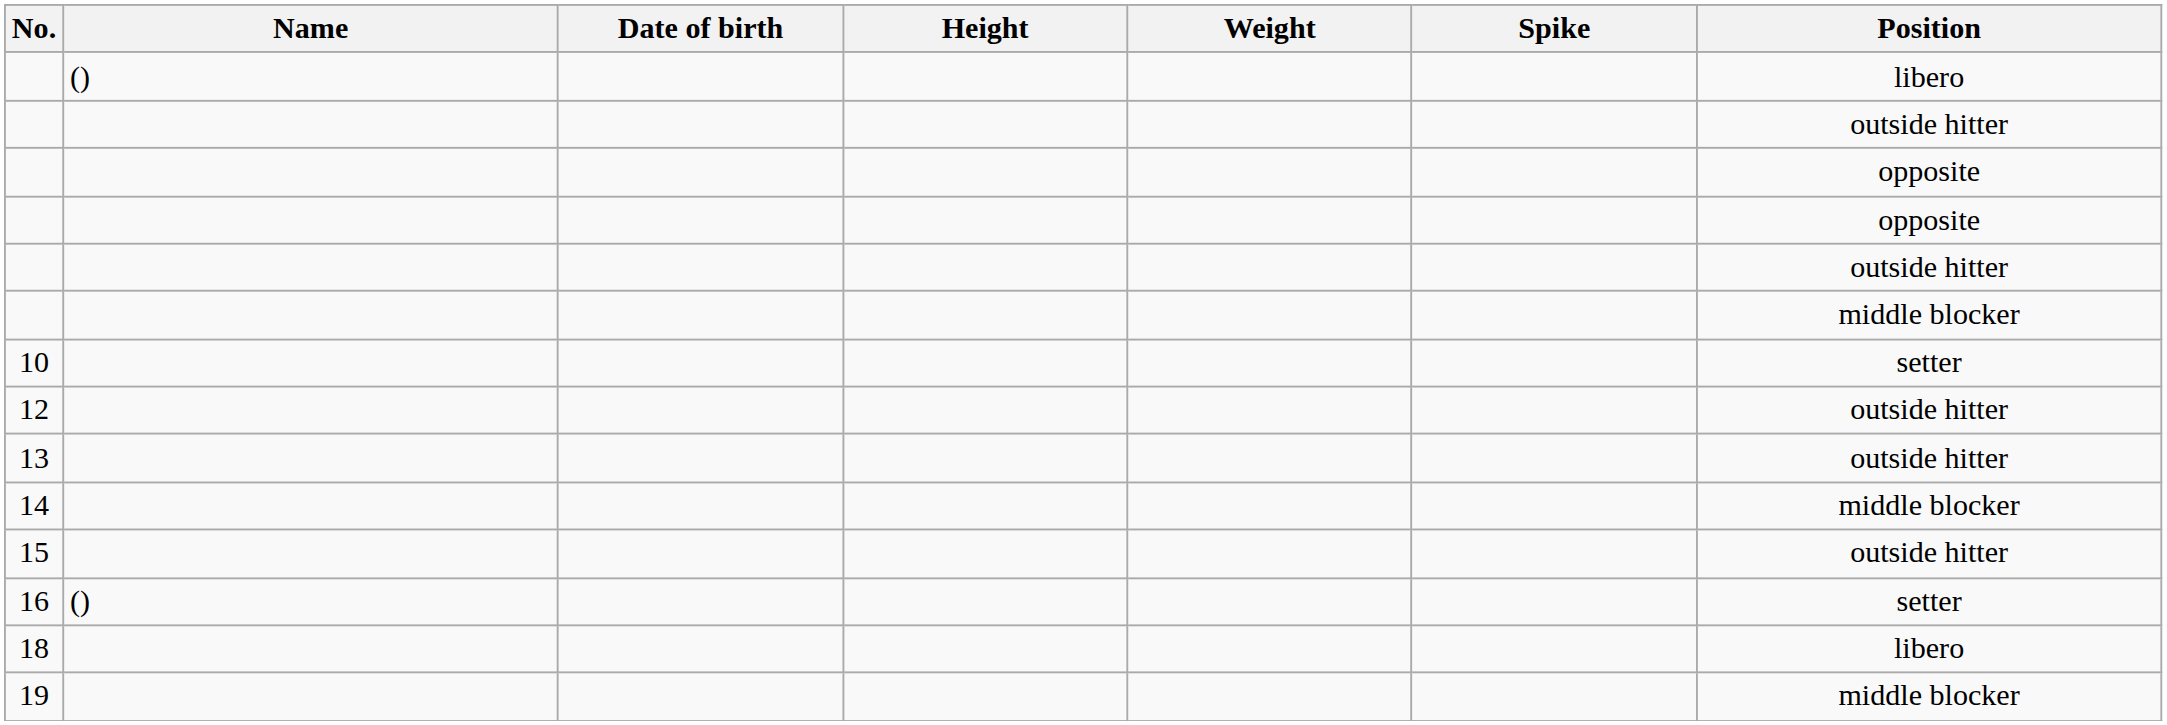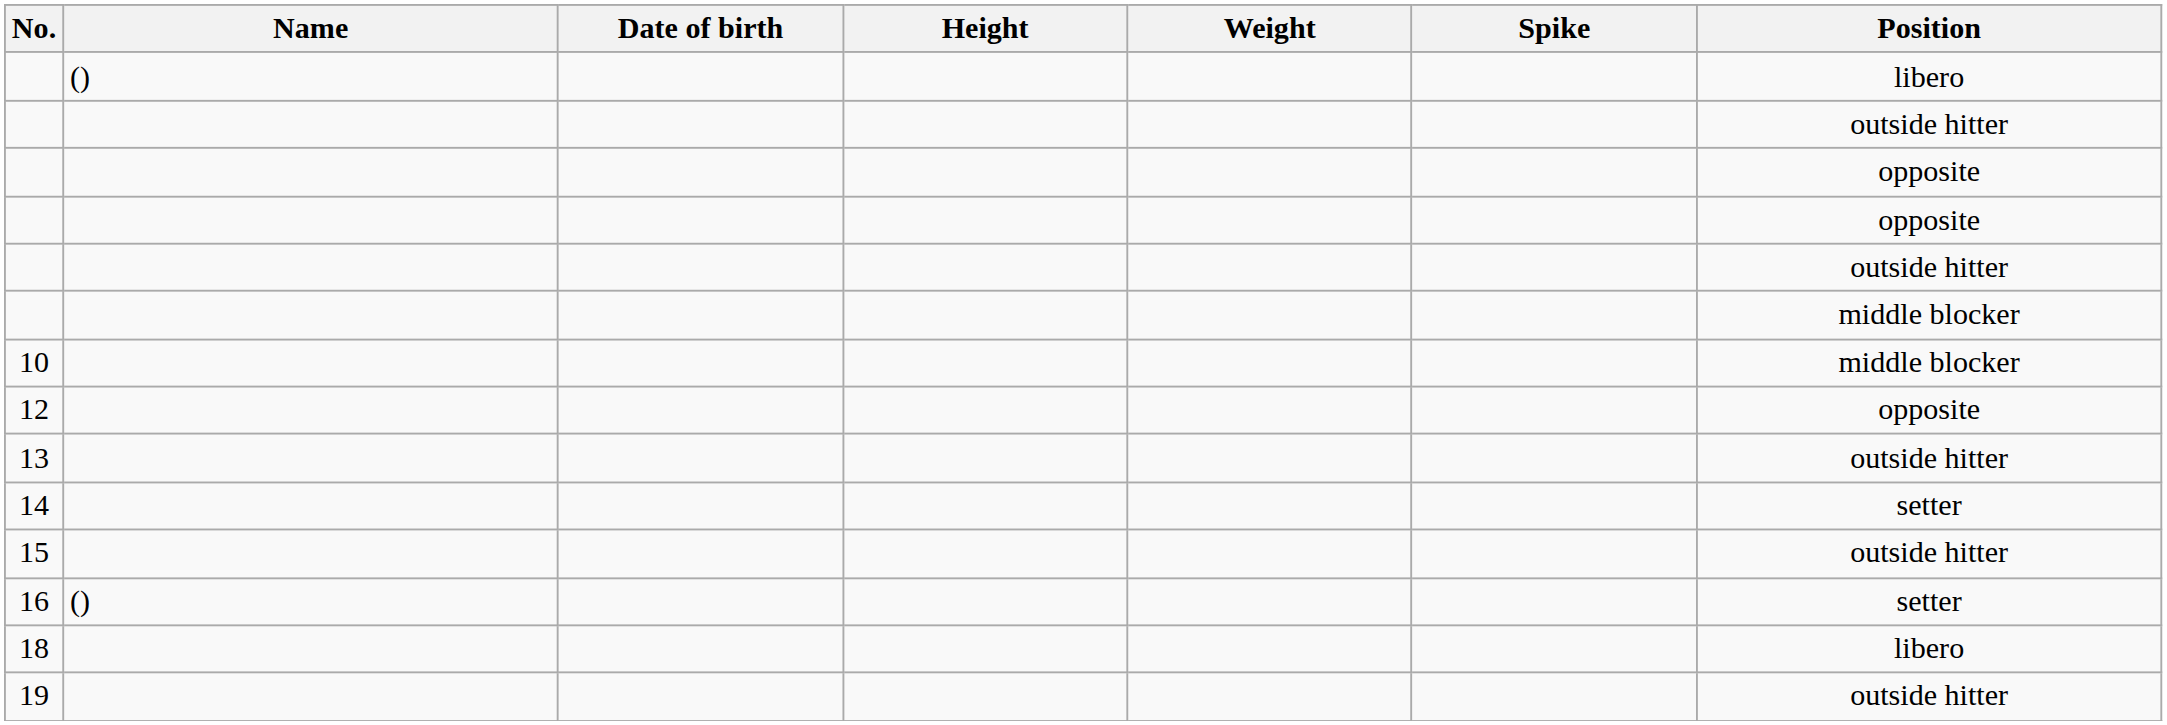(1929, 362) setter -> (1929, 362) middle blocker
(1929, 409) outside hitter -> (1929, 409) opposite
(1929, 505) middle blocker -> (1929, 505) setter
(1929, 696) middle blocker -> (1929, 696) outside hitter
